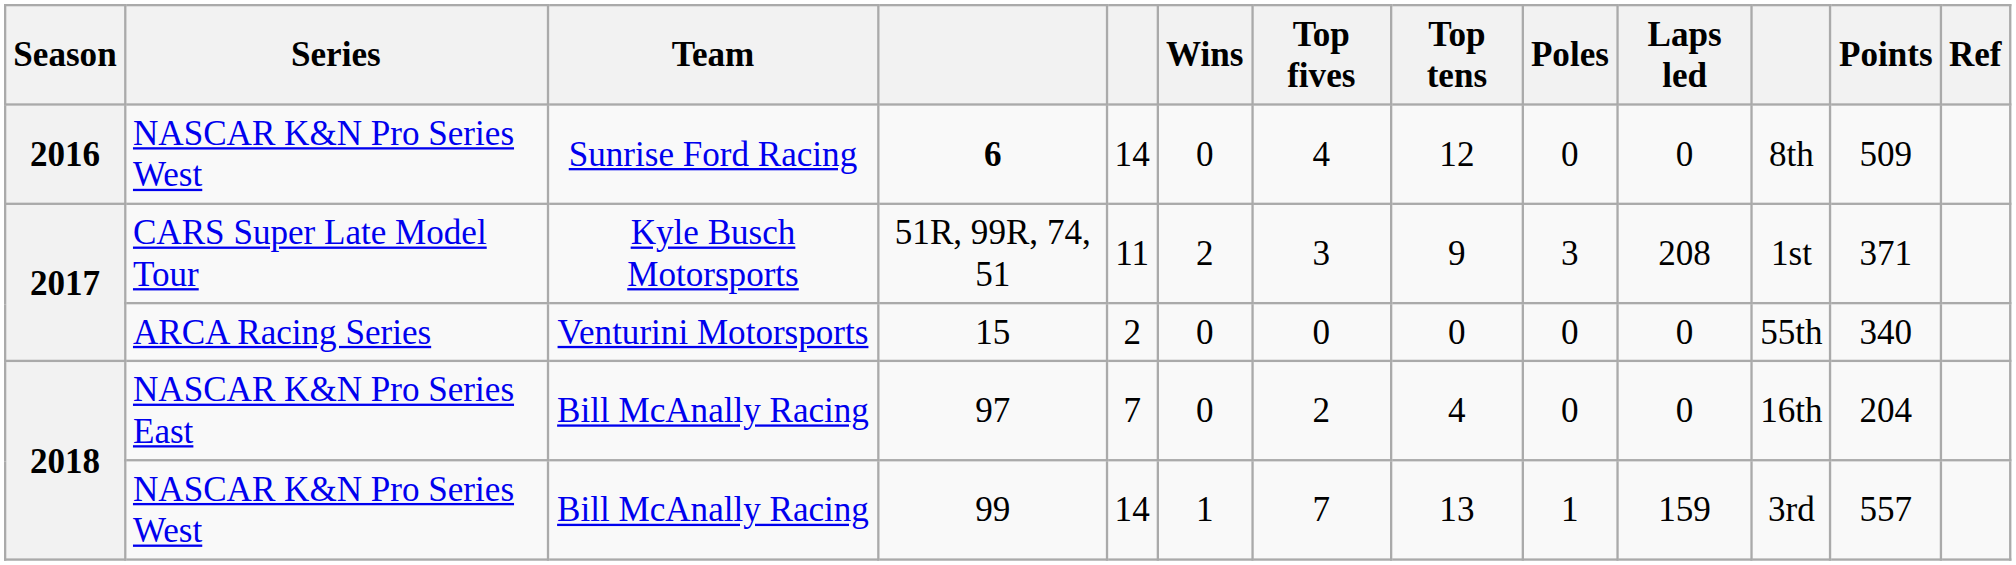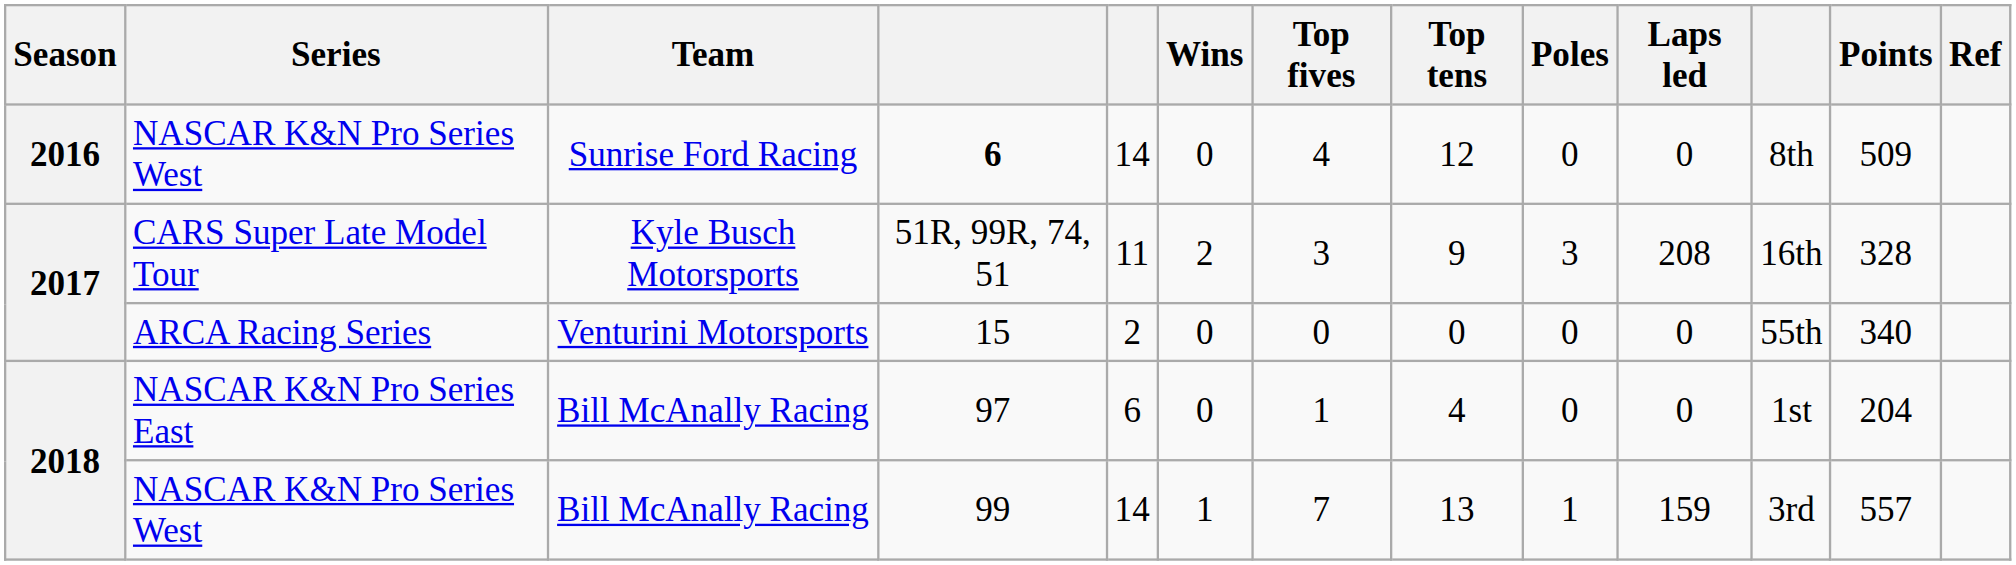(1791, 253) 1st -> (1791, 253) 16th
(1886, 253) 371 -> (1886, 253) 328
(1132, 410) 7 -> (1132, 410) 6
(1321, 410) 2 -> (1321, 410) 1
(1791, 410) 16th -> (1791, 410) 1st
